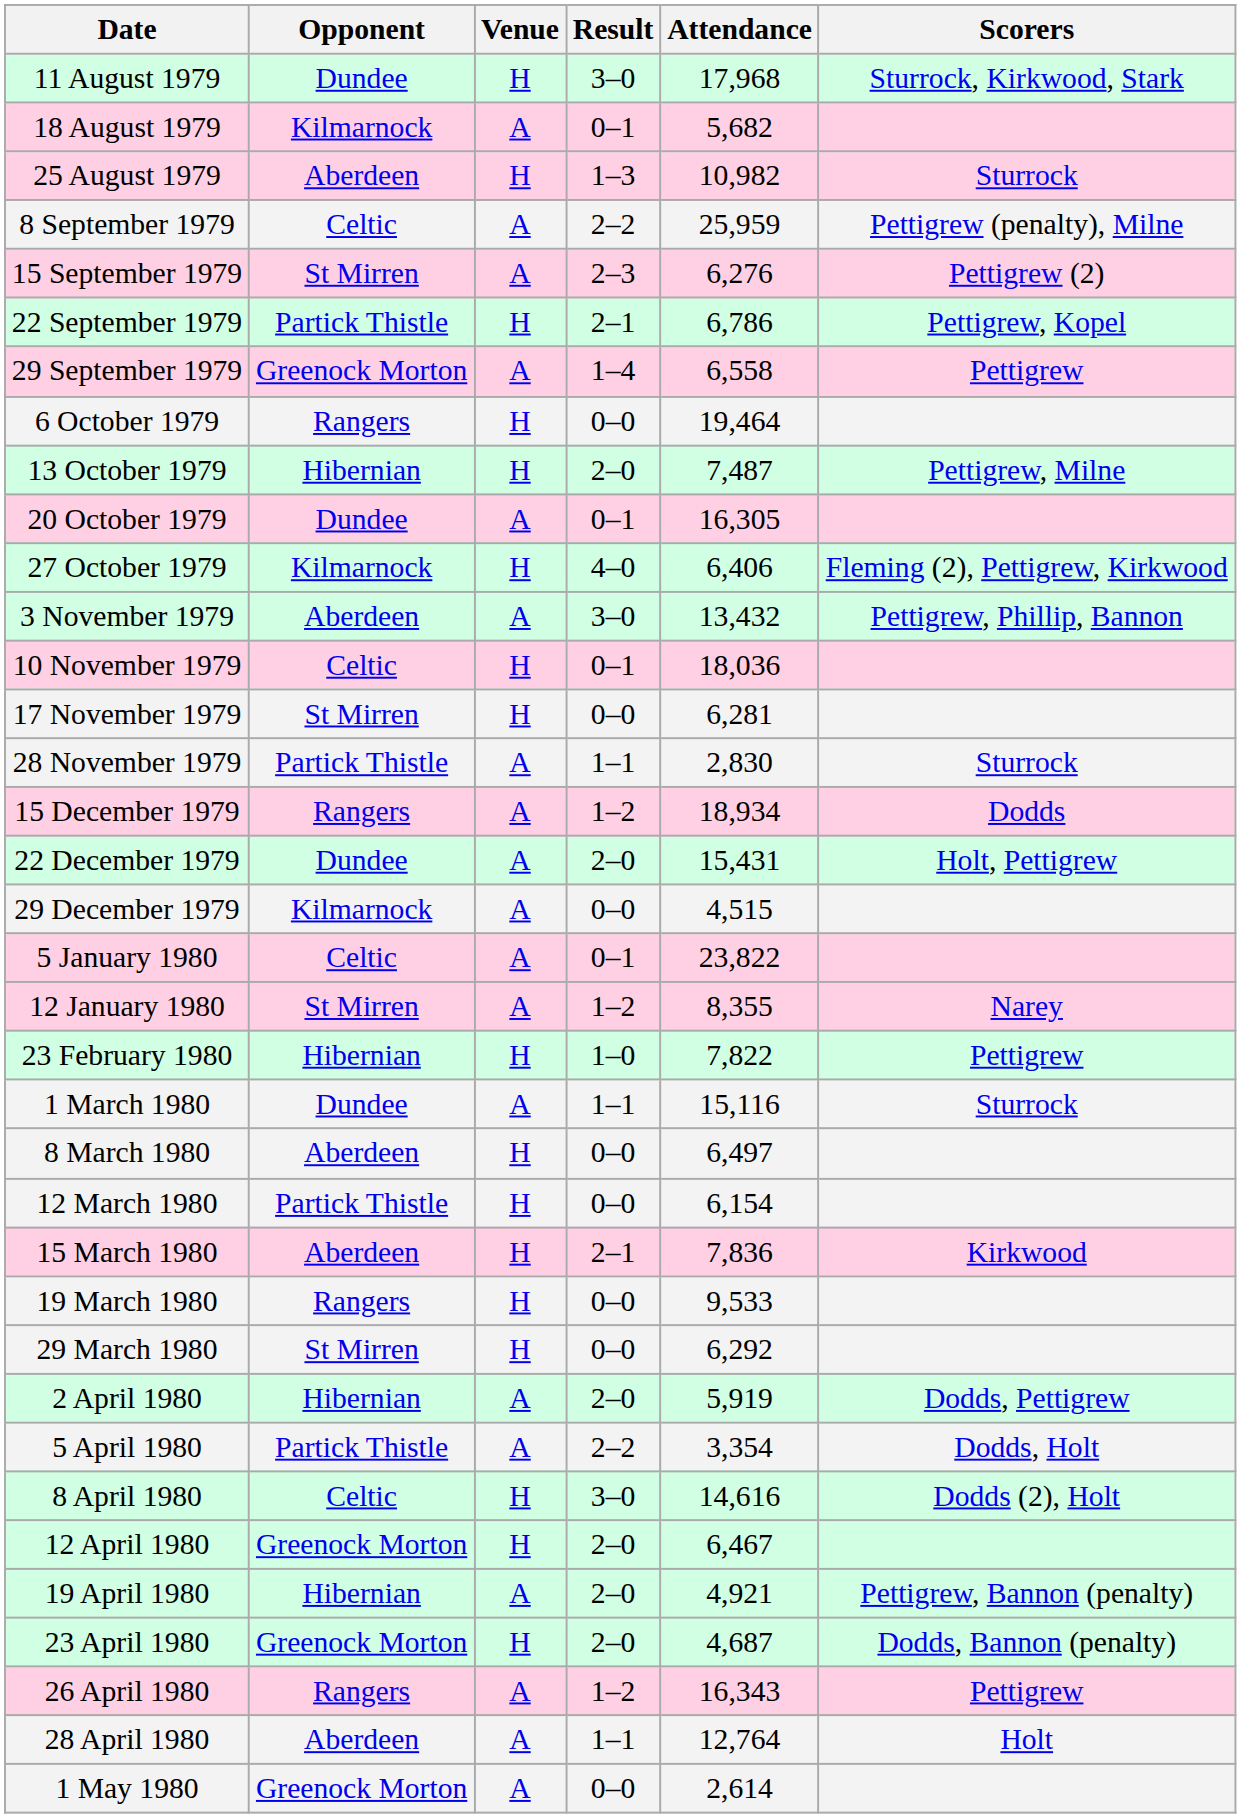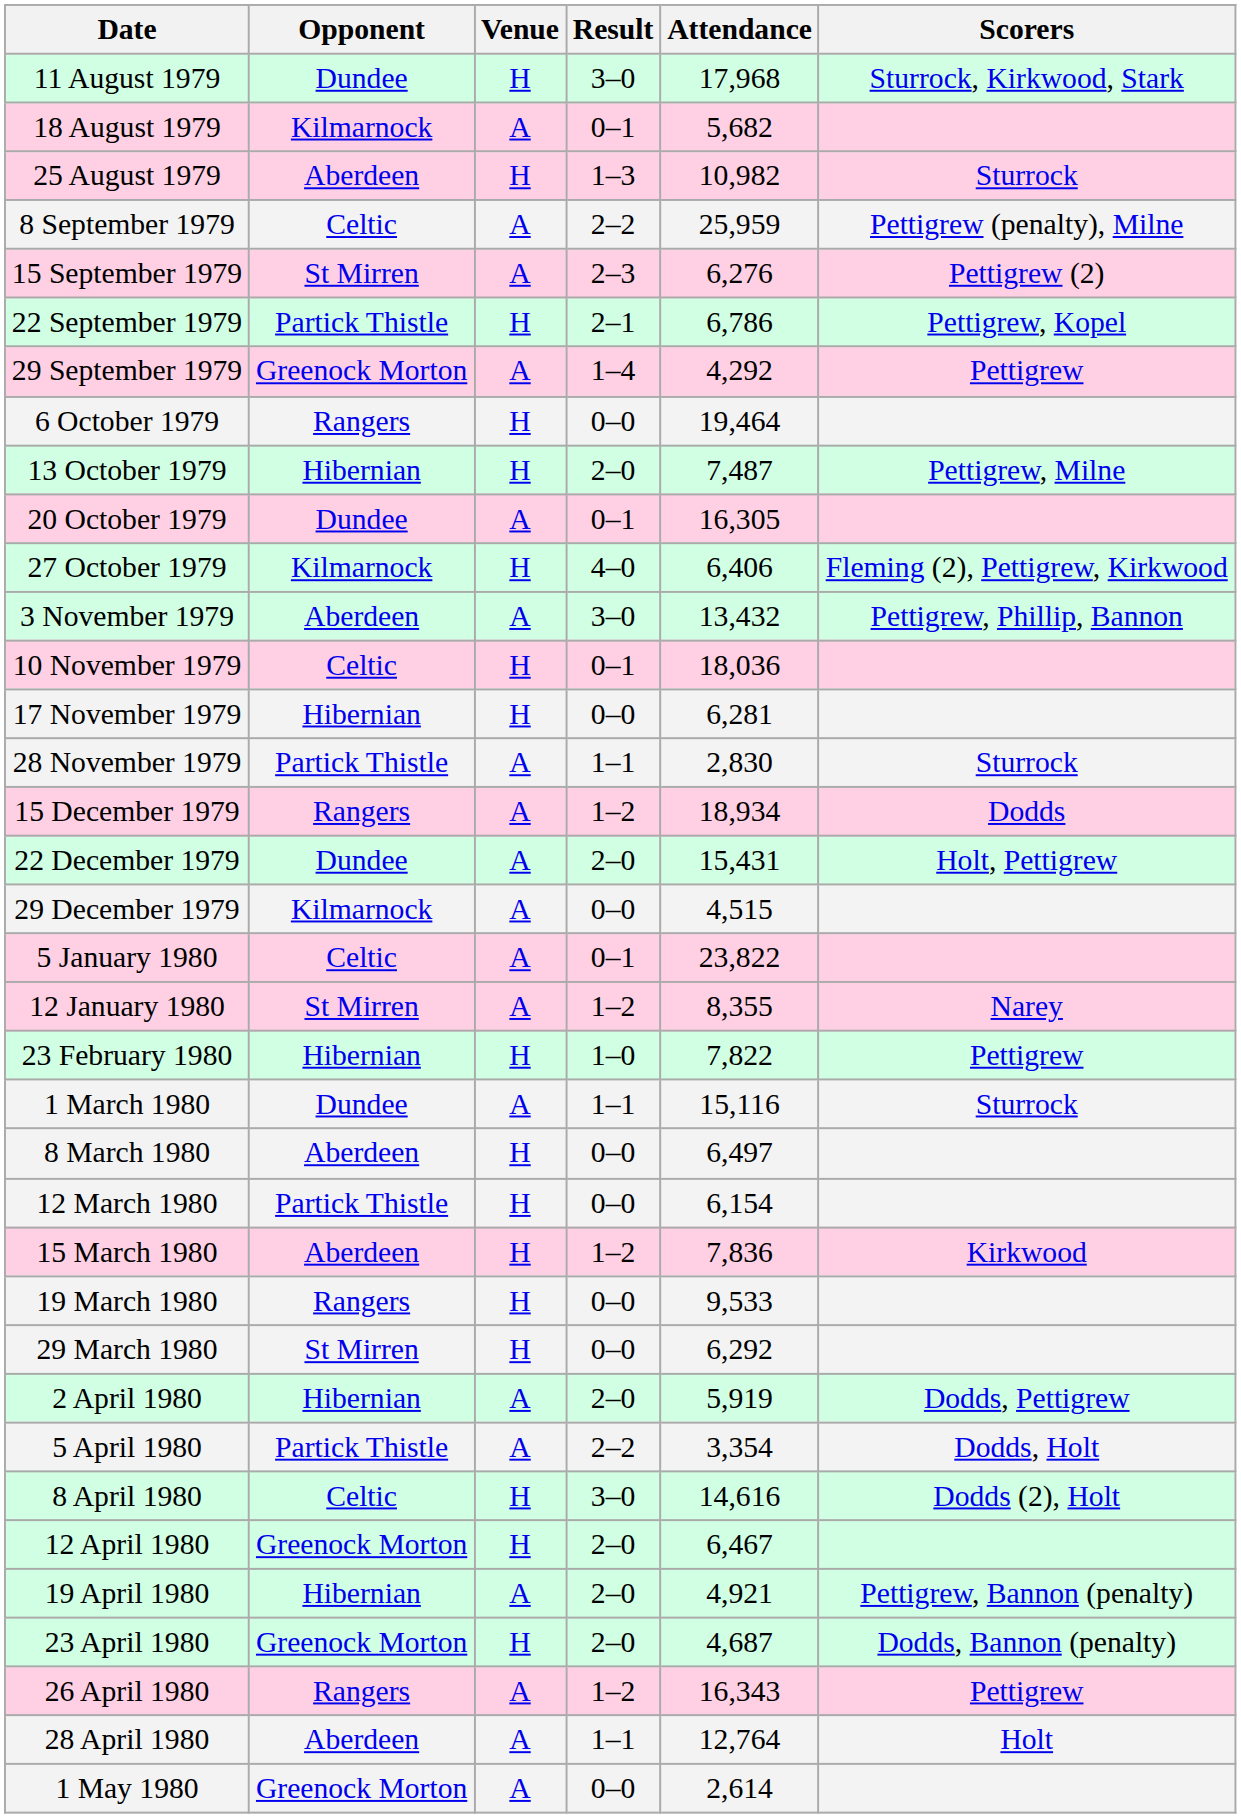(740, 371) 6,558 -> (740, 371) 4,292
(362, 713) St Mirren -> (362, 713) Hibernian
(613, 1250) 2–1 -> (613, 1250) 1–2
